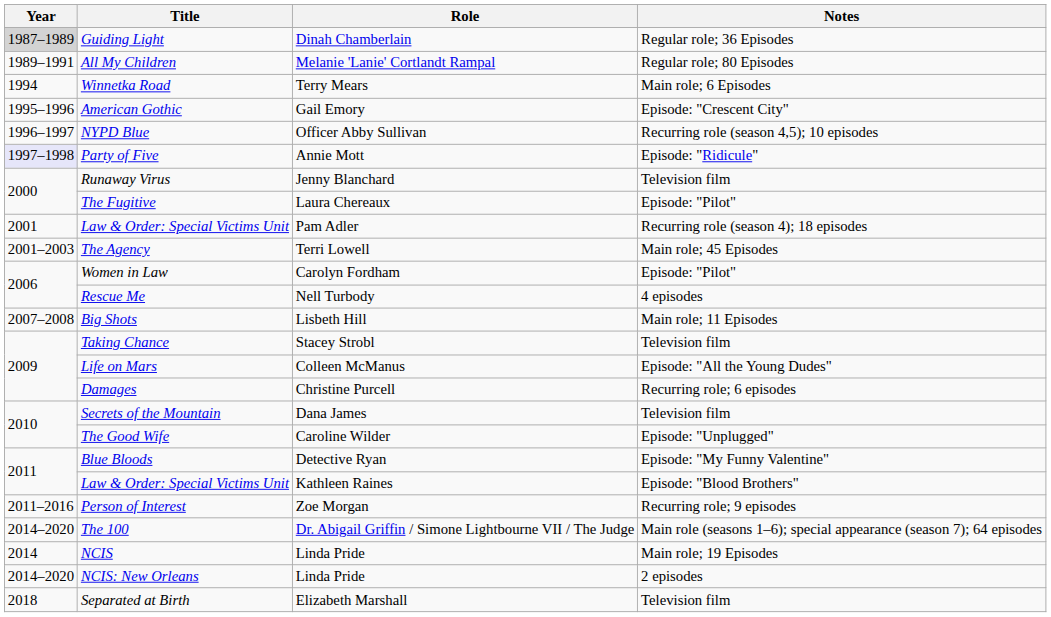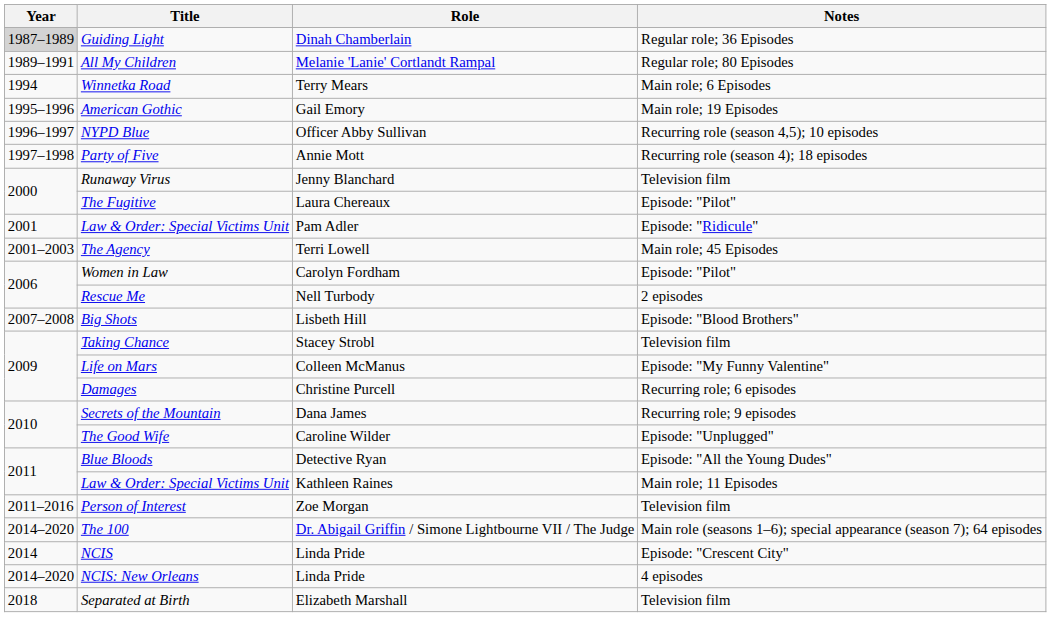(715, 109) Episode: "Crescent City" -> (710, 109) Main role; 19 Episodes
(41, 156) lavender background -> (41, 156) no background
(700, 156) Episode: "Ridicule" -> (754, 156) Recurring role (season 4); 18 episodes
(754, 226) Recurring role (season 4); 18 episodes -> (700, 226) Episode: "Ridicule"
(672, 296) 4 episodes -> (672, 296) 2 episodes
(709, 319) Main role; 11 Episodes -> (720, 319) Episode: "Blood Brothers"
(736, 366) Episode: "All the Young Dudes" -> (735, 366) Episode: "My Funny Valentine"
(686, 413) Television film -> (719, 413) Recurring role; 9 episodes
(735, 459) Episode: "My Funny Valentine" -> (736, 459) Episode: "All the Young Dudes"
(720, 483) Episode: "Blood Brothers" -> (709, 483) Main role; 11 Episodes
(719, 506) Recurring role; 9 episodes -> (686, 506) Television film
(710, 553) Main role; 19 Episodes -> (715, 553) Episode: "Crescent City"
(672, 576) 2 episodes -> (672, 576) 4 episodes
